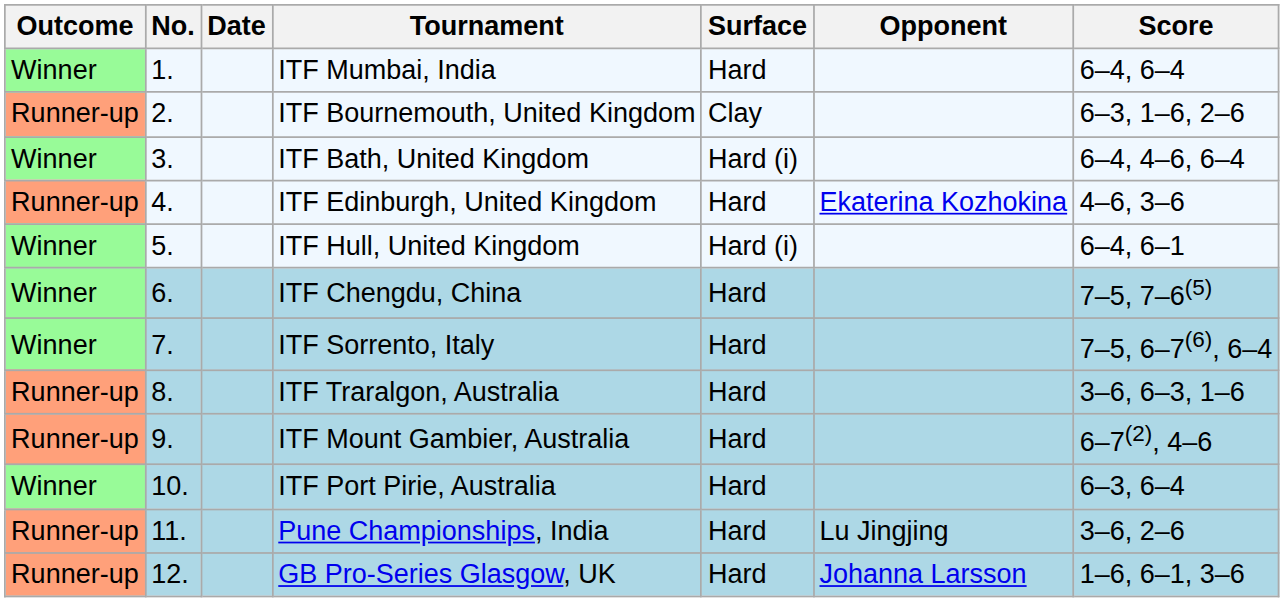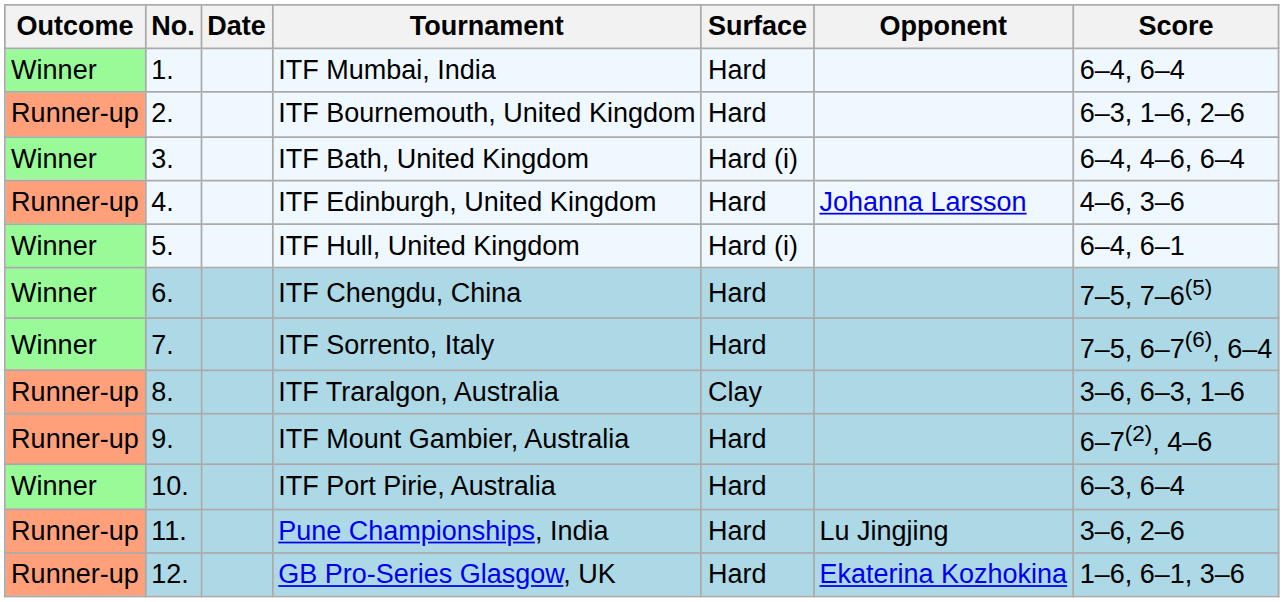(735, 113) Clay -> (737, 113) Hard
(943, 201) Ekaterina Kozhokina -> (923, 201) Johanna Larsson
(737, 391) Hard -> (735, 391) Clay
(923, 573) Johanna Larsson -> (943, 573) Ekaterina Kozhokina
